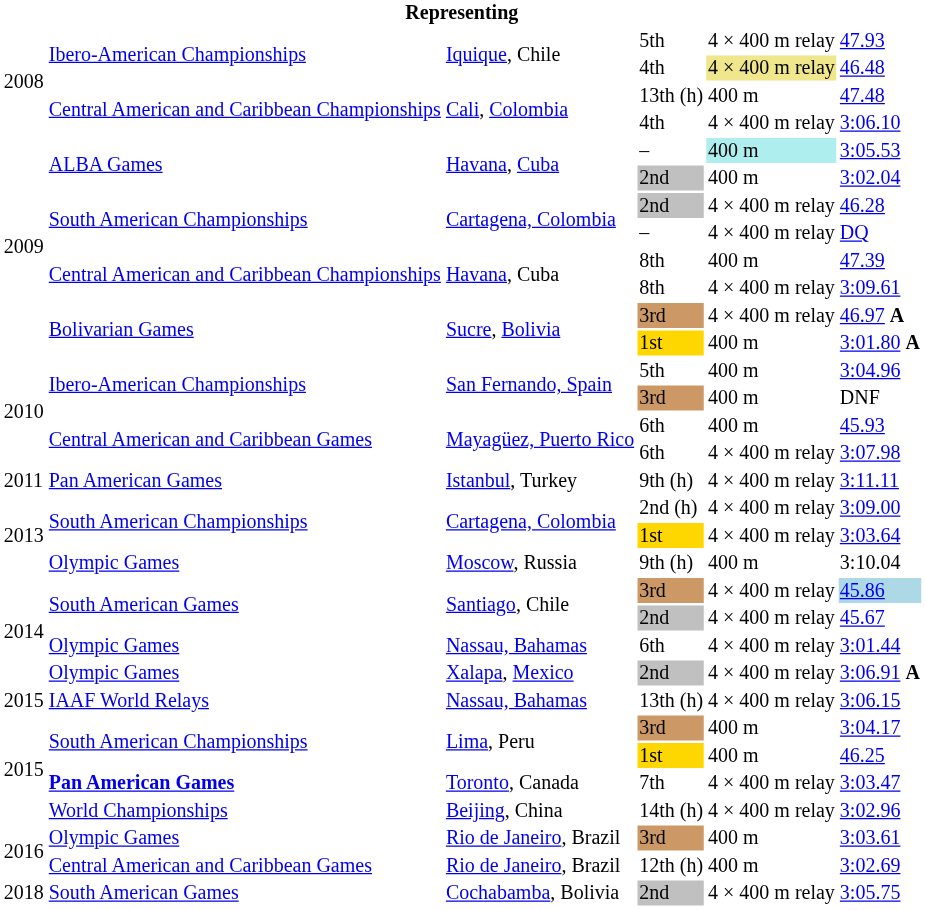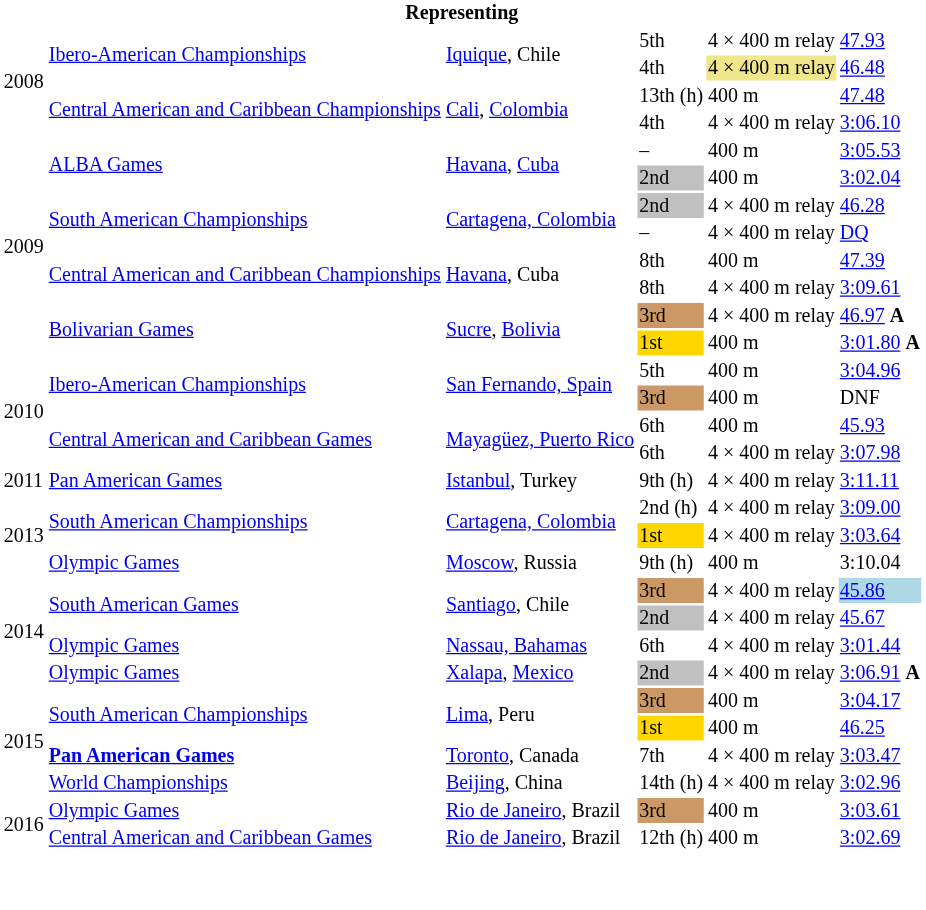(733, 150) paleturquoise background -> (733, 150) no background
- row: (516, 700)
- row: (533, 892)
